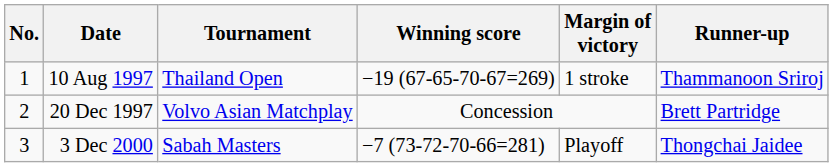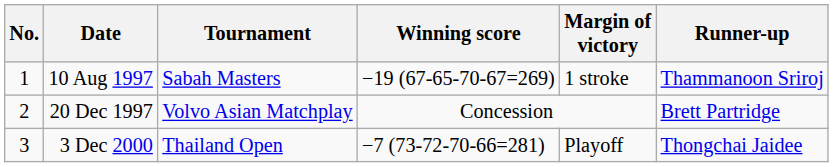(223, 78) Thailand Open -> (221, 78) Sabah Masters
(221, 145) Sabah Masters -> (223, 145) Thailand Open
